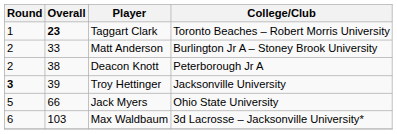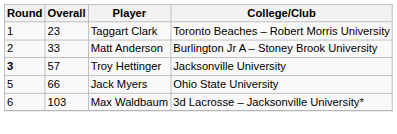(54, 31) bold -> (54, 31) normal
- row: (125, 66)
(54, 84) 39 -> (54, 66) 57
